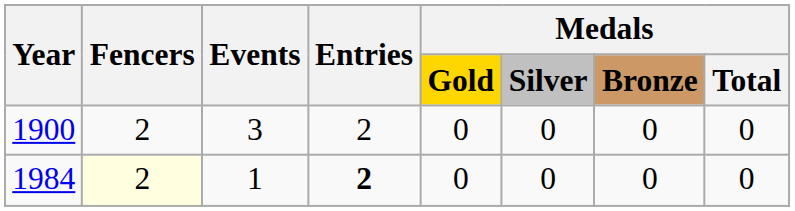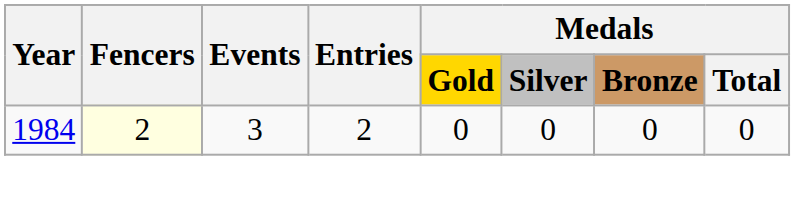- row: (44, 129)
(255, 179) 1 -> (255, 129) 3
(364, 179) bold -> (364, 129) normal
